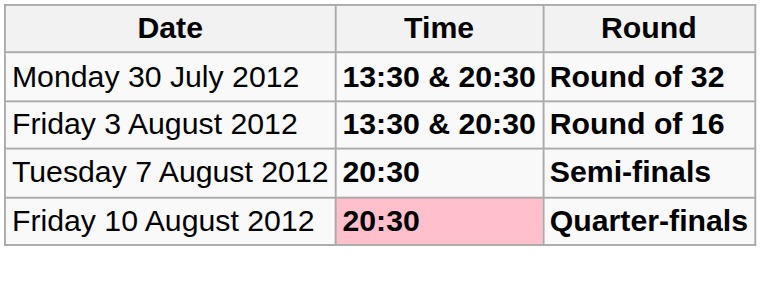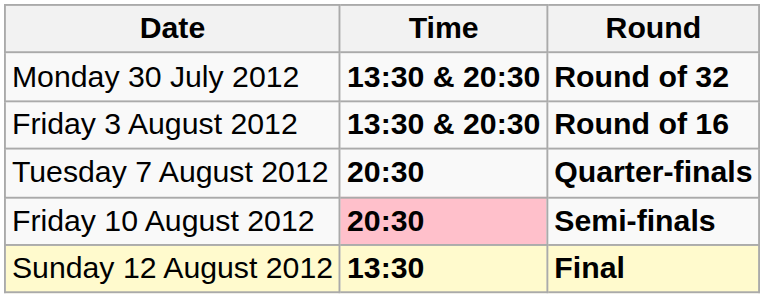(630, 172) Semi-finals -> (653, 172) Quarter-finals
(649, 220) Quarter-finals -> (635, 220) Semi-finals
+ row: (172, 268)
